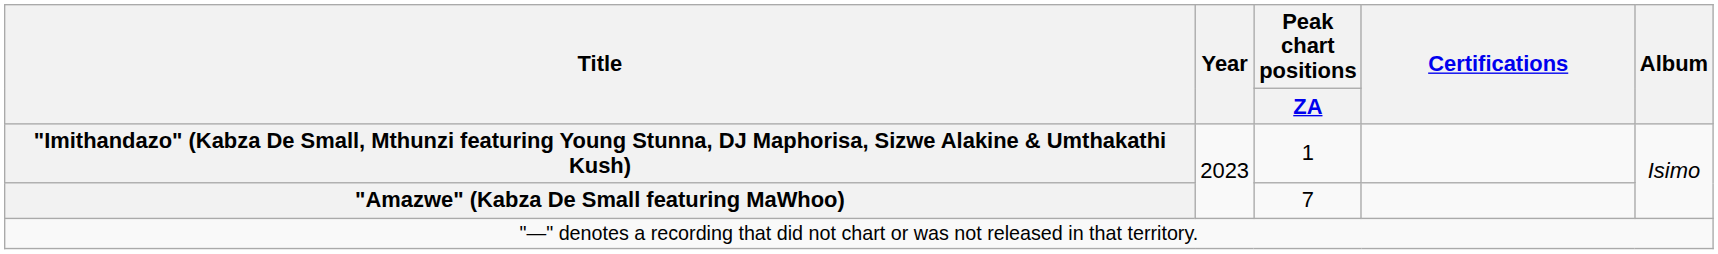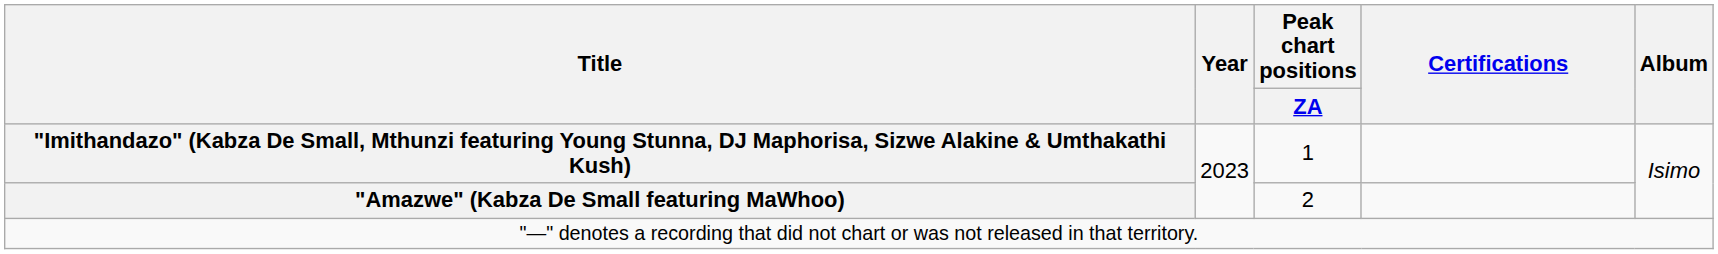(1308, 200) 7 -> (1308, 200) 2
